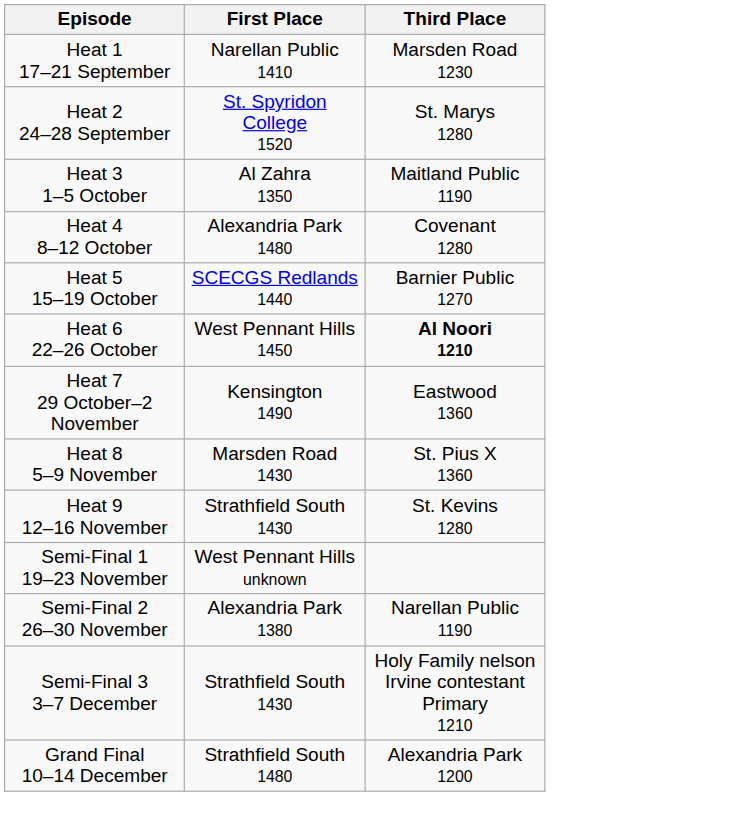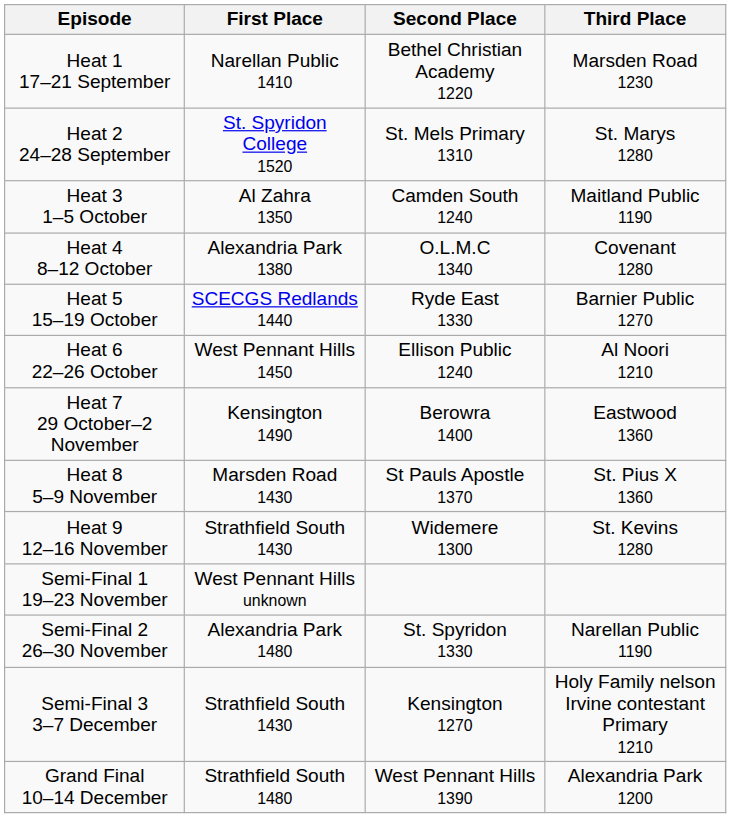+ column: (455, 19)
(275, 236) Alexandria Park 1480 -> (275, 258) Alexandria Park 1380
(455, 340) bold -> (635, 361) normal
(275, 619) Alexandria Park 1380 -> (275, 640) Alexandria Park 1480
